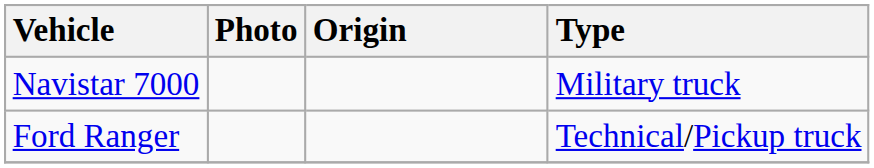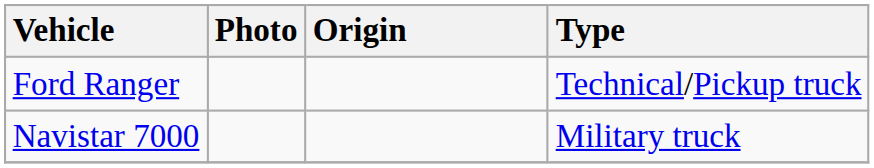rows swapped: (106, 83) <-> (96, 135)
